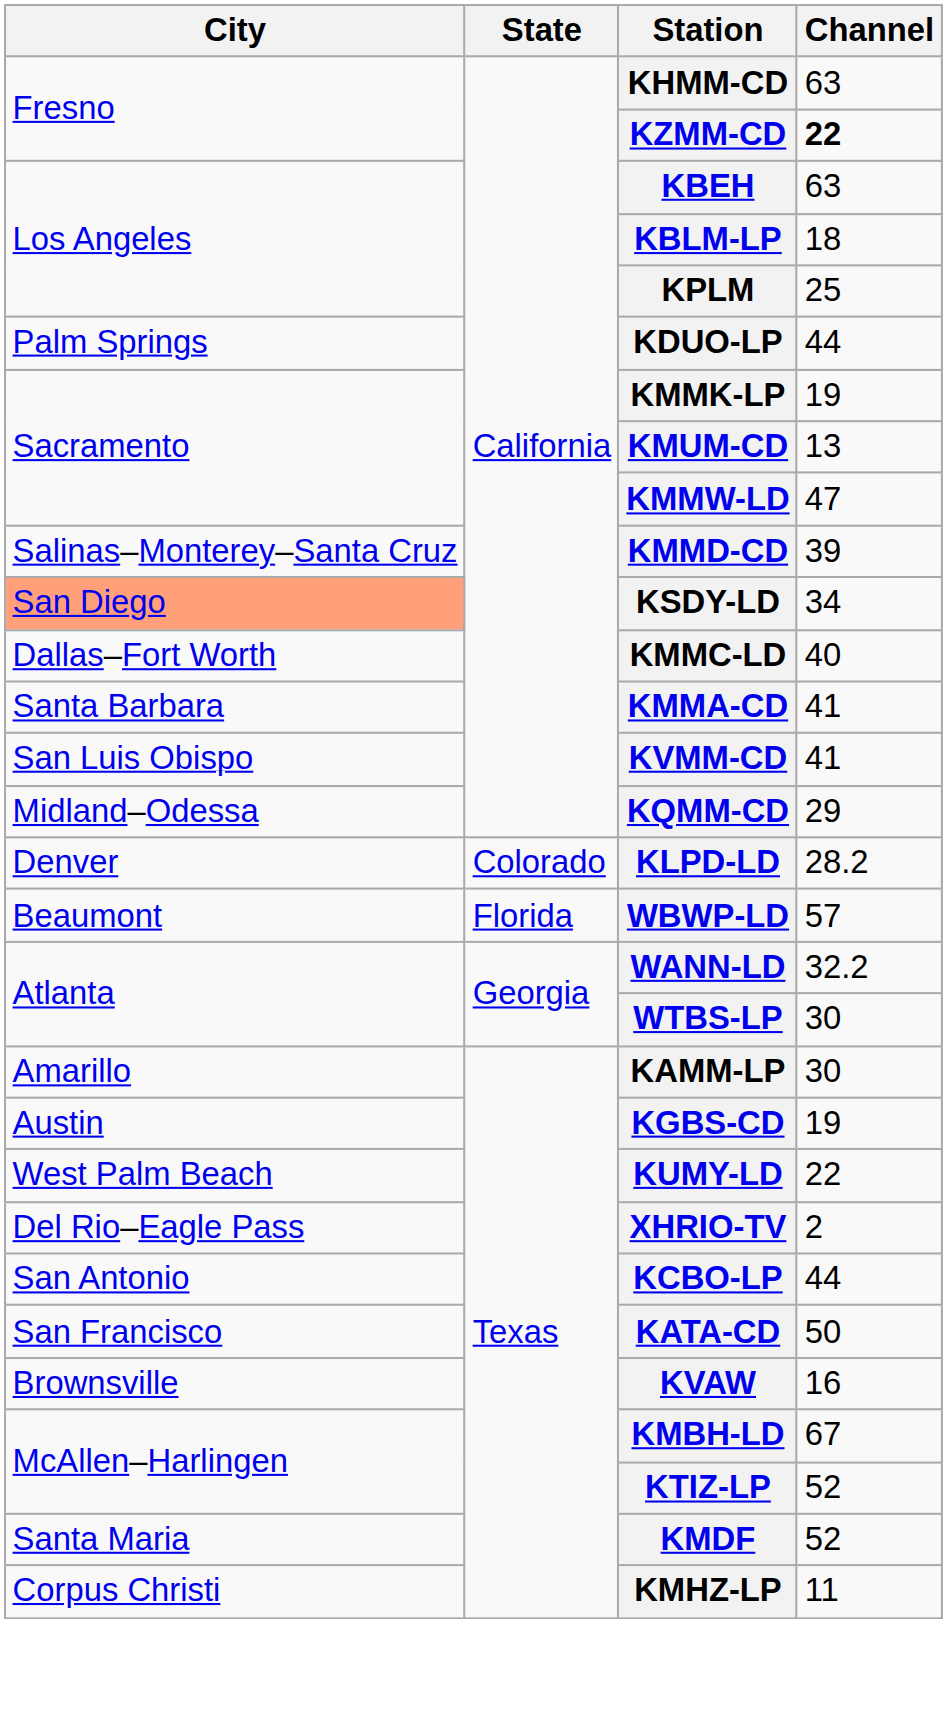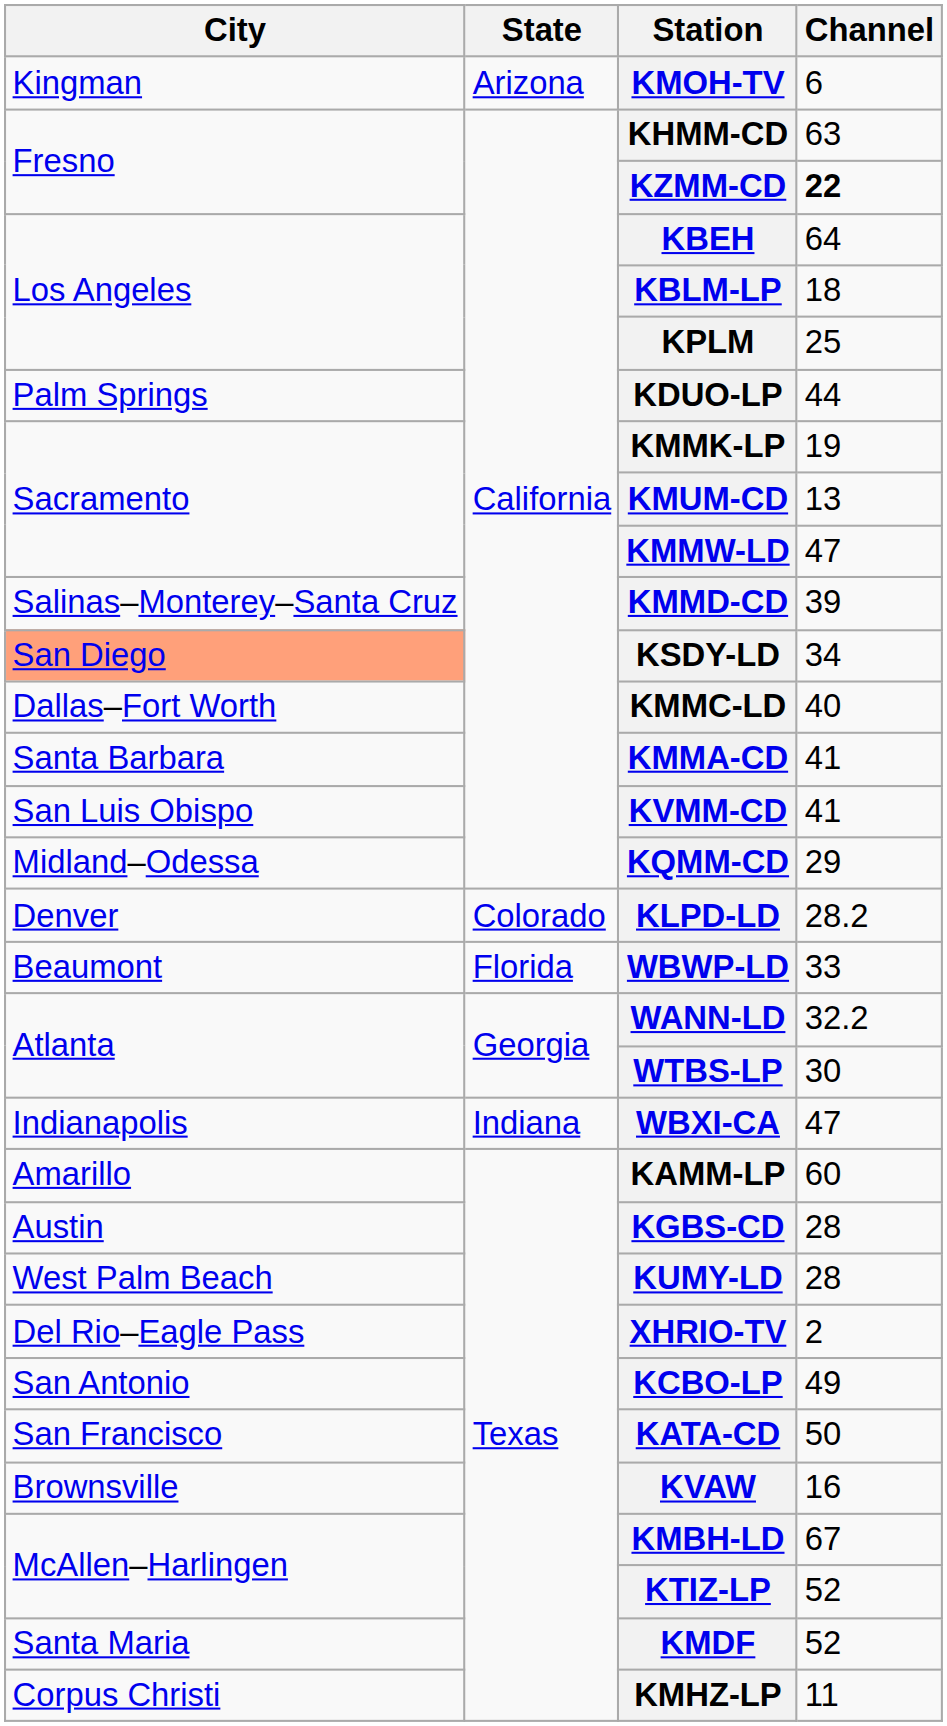+ row: (708, 82)
(823, 186) 63 -> (823, 238) 64
(823, 914) 57 -> (823, 966) 33
+ row: (708, 1122)
(823, 1070) 30 -> (823, 1174) 60
(823, 1122) 19 -> (823, 1226) 28
(823, 1174) 22 -> (823, 1278) 28
(823, 1278) 44 -> (823, 1382) 49
